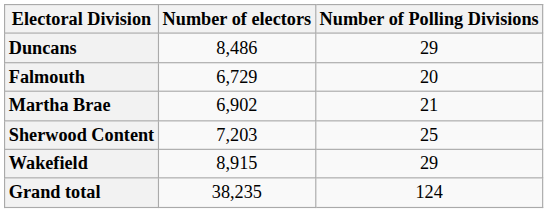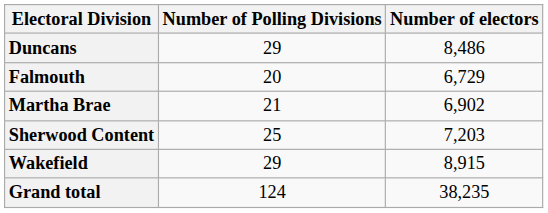columns swapped: (429, 18) <-> (237, 18)
